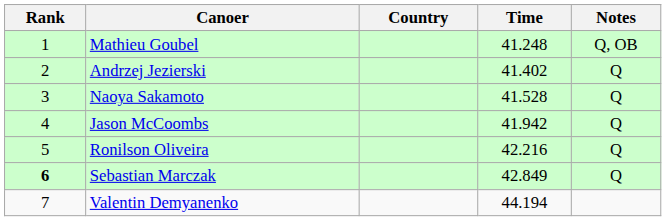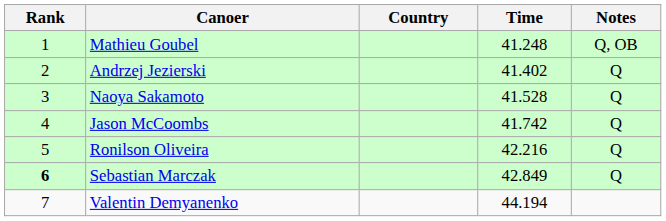(524, 123) 41.942 -> (524, 123) 41.742
